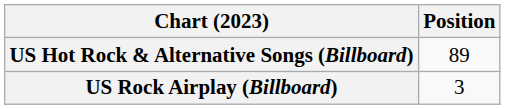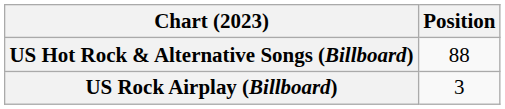(459, 54) 89 -> (459, 54) 88
